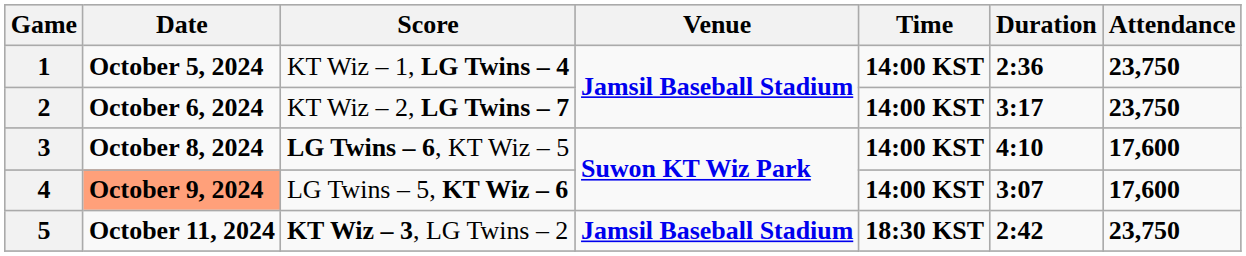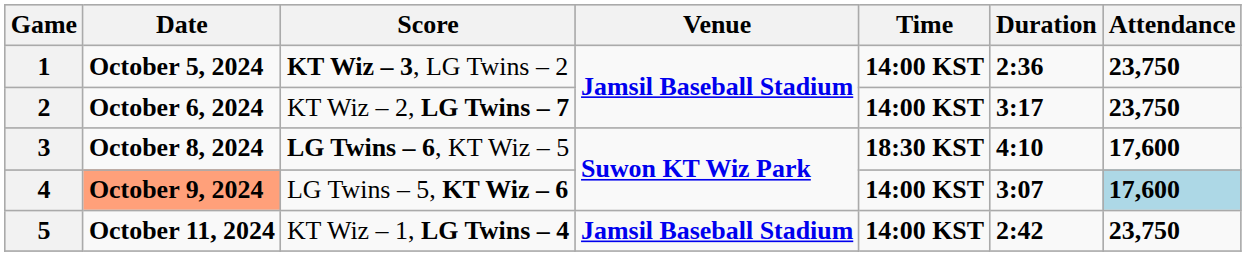(428, 66) KT Wiz – 1, LG Twins – 4 -> (428, 66) KT Wiz – 3, LG Twins – 2
(925, 148) 14:00 KST -> (925, 148) 18:30 KST
(1144, 189) no background -> (1144, 189) lightblue background
(428, 230) KT Wiz – 3, LG Twins – 2 -> (428, 230) KT Wiz – 1, LG Twins – 4
(925, 230) 18:30 KST -> (925, 230) 14:00 KST
